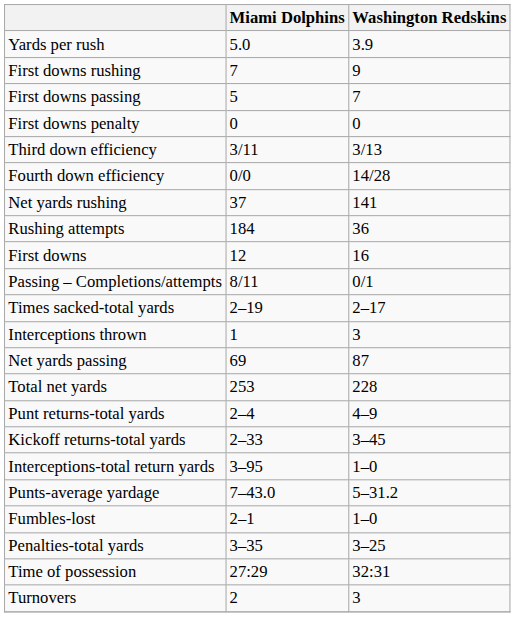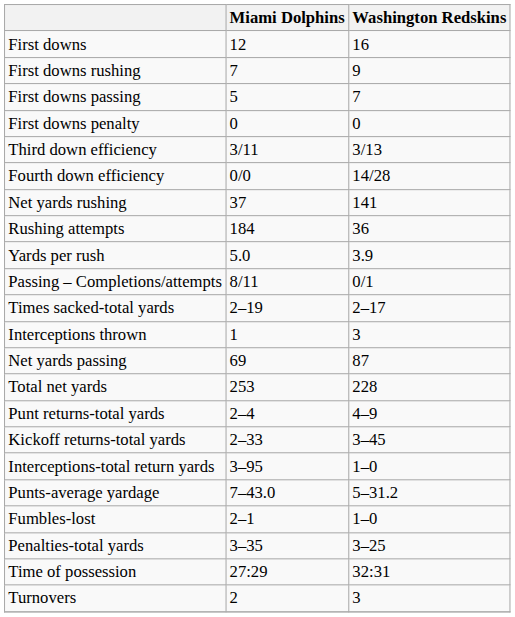rows swapped: (47, 255) <-> (57, 44)
